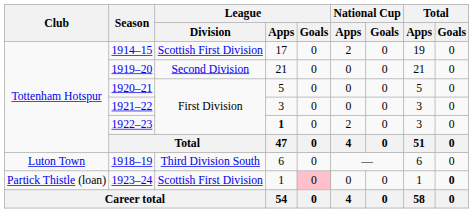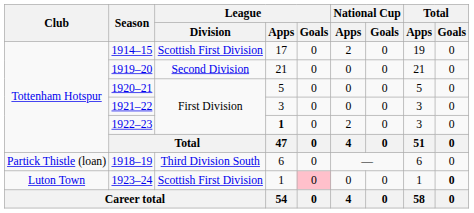(57, 161) Luton Town -> (57, 161) Partick Thistle (loan)
(57, 180) Partick Thistle (loan) -> (57, 180) Luton Town
